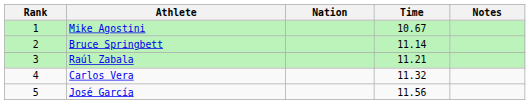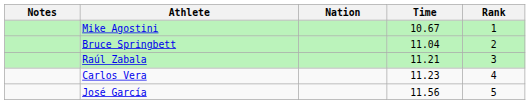columns swapped: (36, 12) <-> (487, 12)
(412, 44) 11.14 -> (425, 44) 11.04
(412, 76) 11.32 -> (425, 76) 11.23
